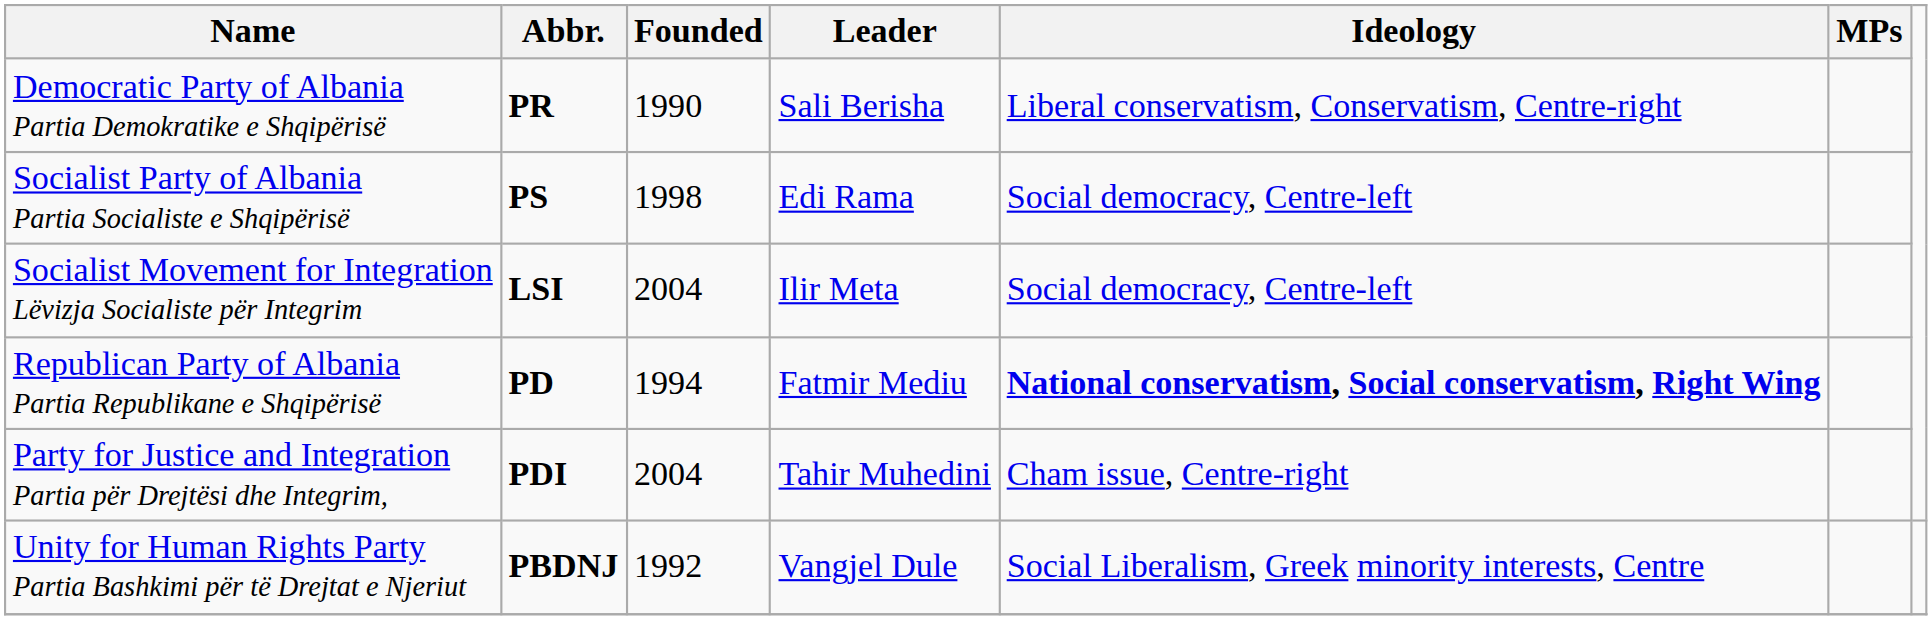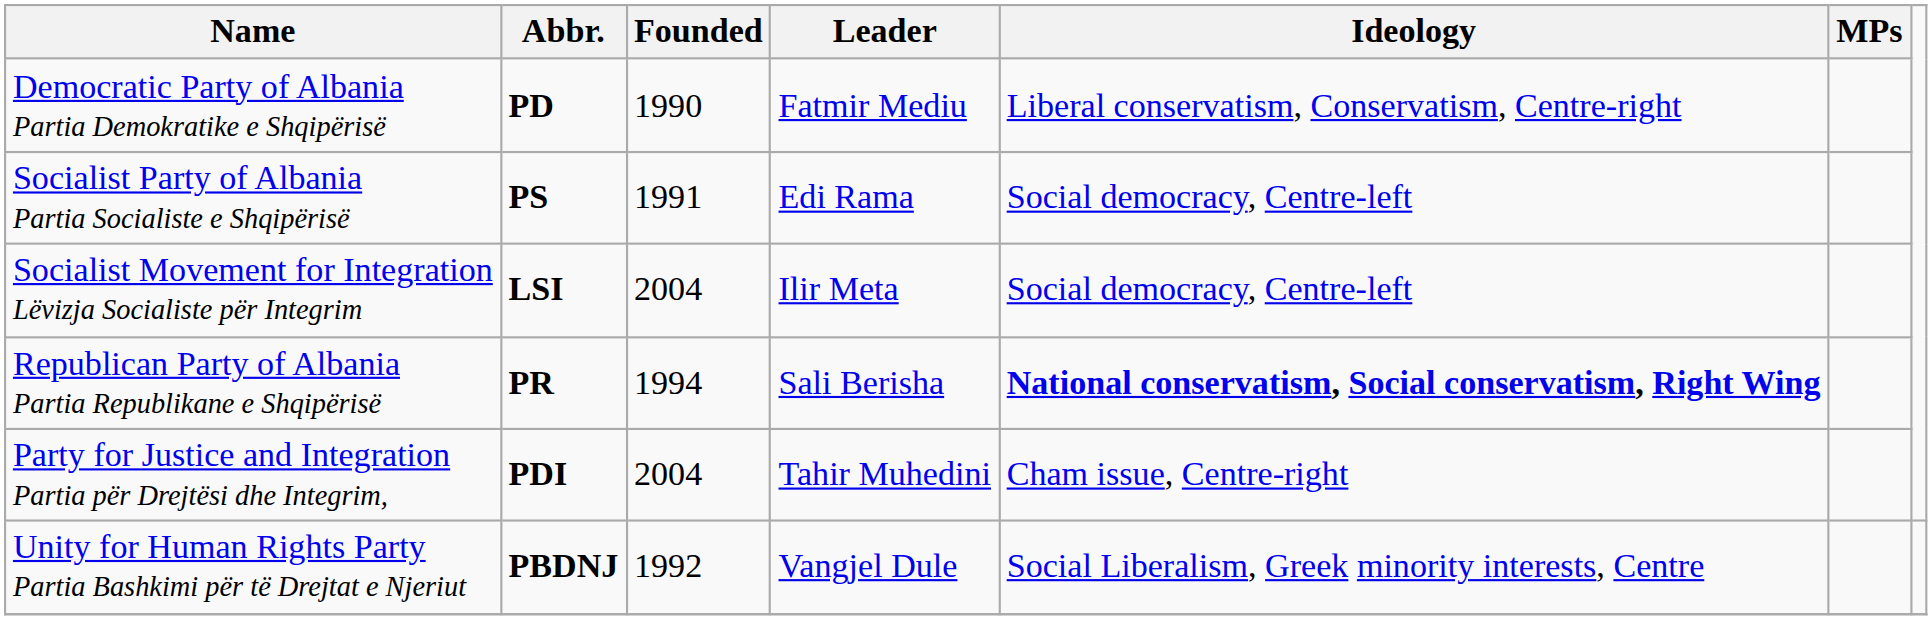(531, 104) PR -> (531, 104) PD
(861, 104) Sali Berisha -> (873, 104) Fatmir Mediu
(668, 197) 1998 -> (668, 197) 1991
(531, 381) PD -> (531, 381) PR
(873, 381) Fatmir Mediu -> (861, 381) Sali Berisha
